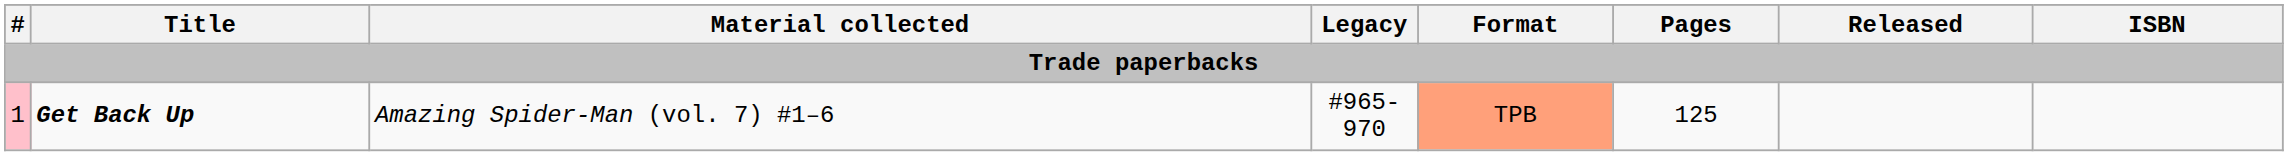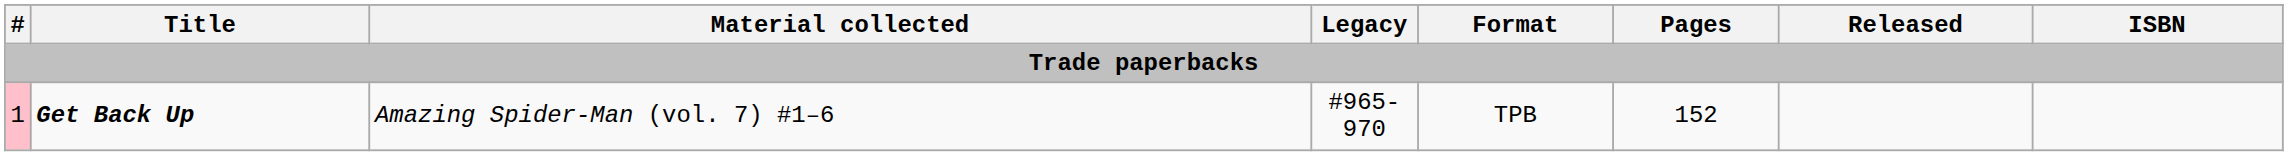(1515, 116) lightsalmon background -> (1515, 116) no background
(1696, 116) 125 -> (1696, 116) 152
